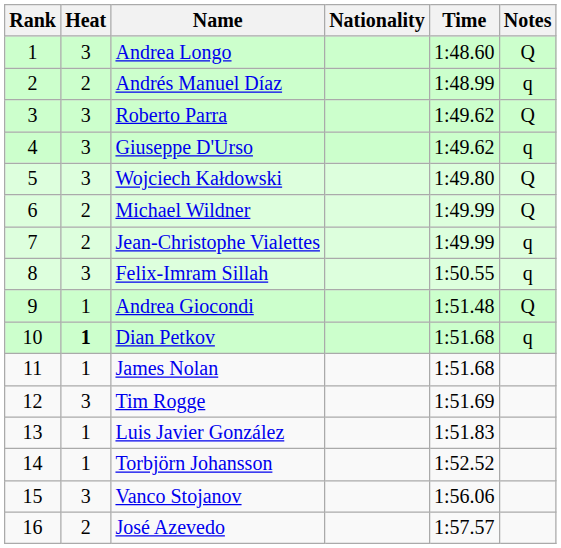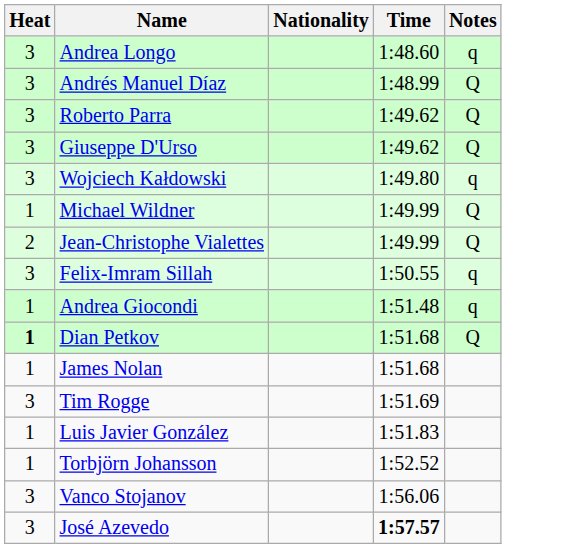- column: (33, 20)
(528, 52) Q -> (473, 52) q
(86, 83) 2 -> (30, 83) 3
(528, 83) q -> (473, 83) Q
(528, 147) q -> (473, 147) Q
(528, 178) Q -> (473, 178) q
(86, 210) 2 -> (30, 210) 1
(528, 242) q -> (473, 242) Q
(528, 305) Q -> (473, 305) q
(528, 337) q -> (473, 337) Q
(86, 527) 2 -> (30, 527) 3
(464, 527) normal -> (409, 527) bold
